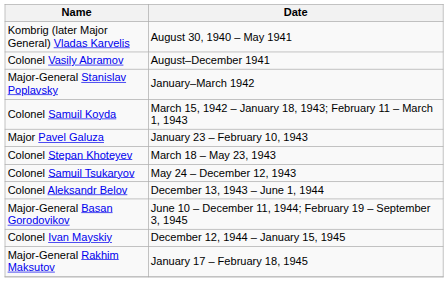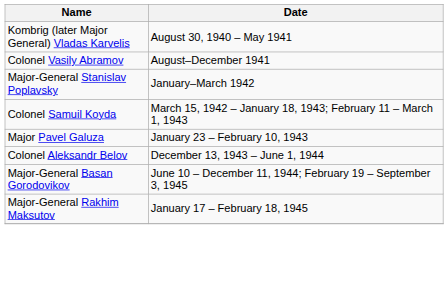- row: (70, 155)
- row: (71, 173)
- row: (60, 238)
